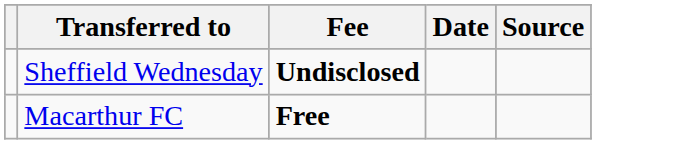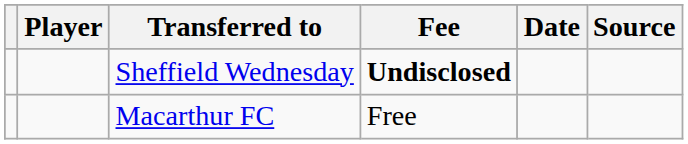+ column: (63, 26)
(303, 116) bold -> (392, 116) normal
